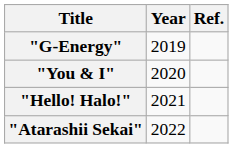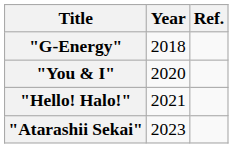(168, 45) 2019 -> (168, 45) 2018
(168, 128) 2022 -> (168, 128) 2023
